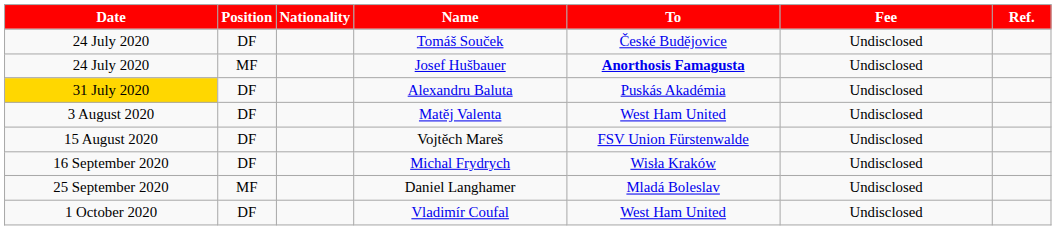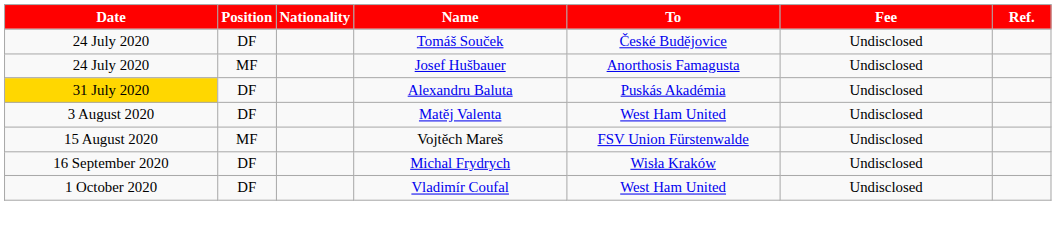(673, 66) bold -> (673, 66) normal
(247, 139) DF -> (247, 139) MF
- row: (460, 188)
